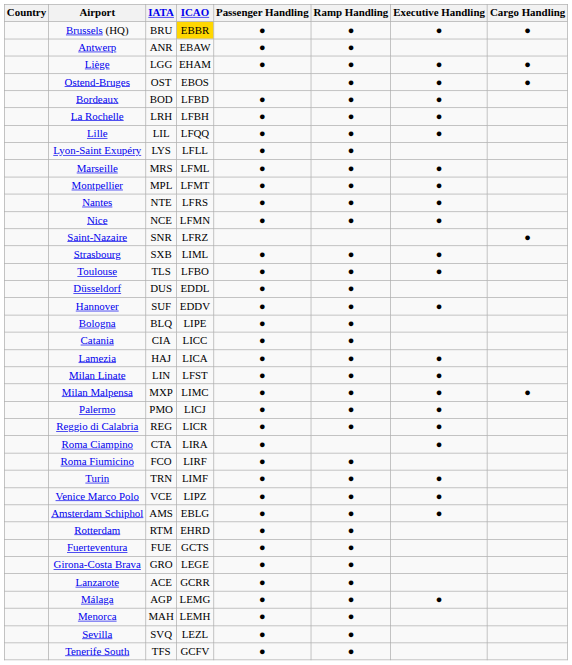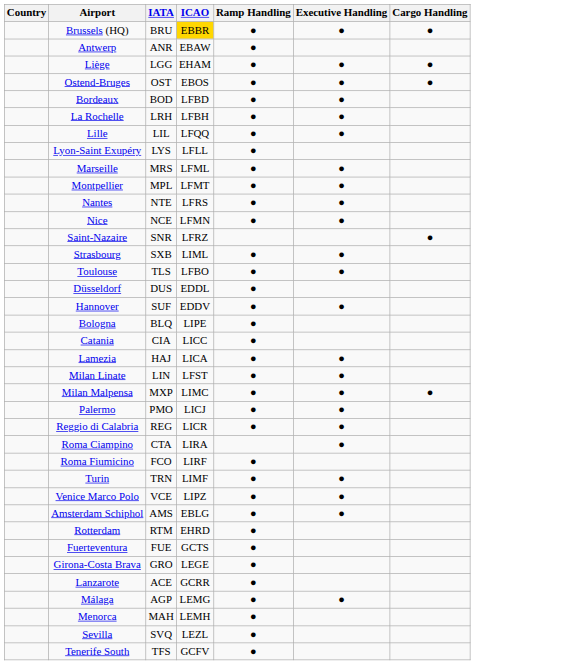- column: (262, 13)
